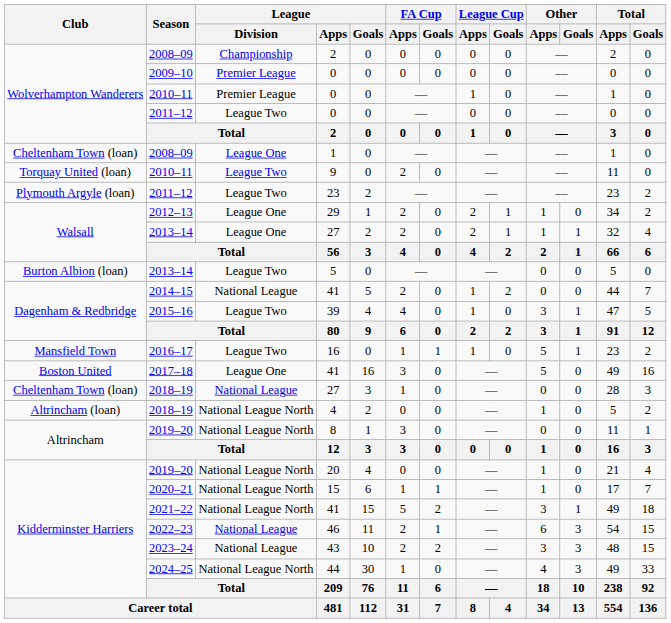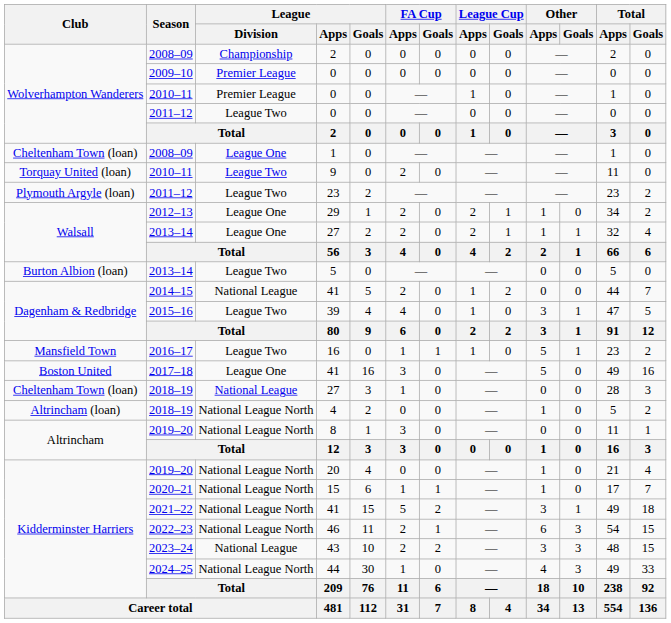(256, 529) National League -> (256, 529) National League North
